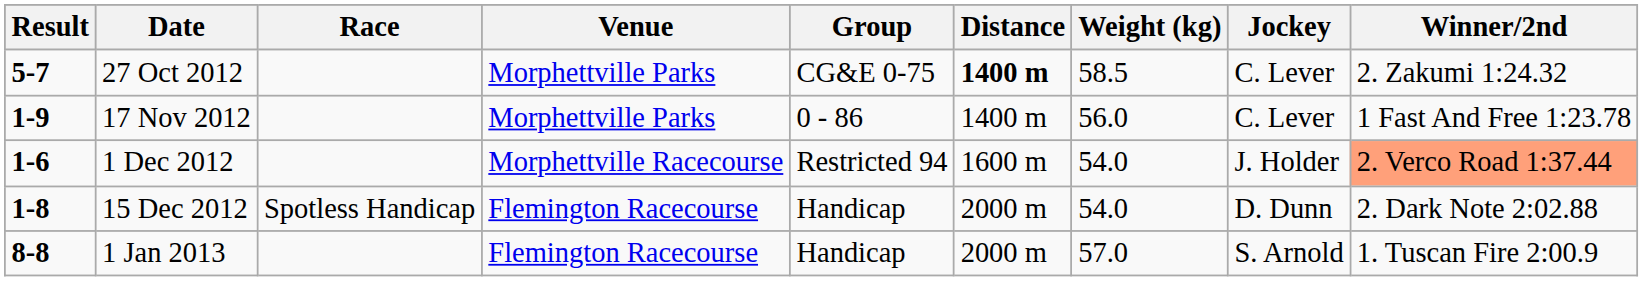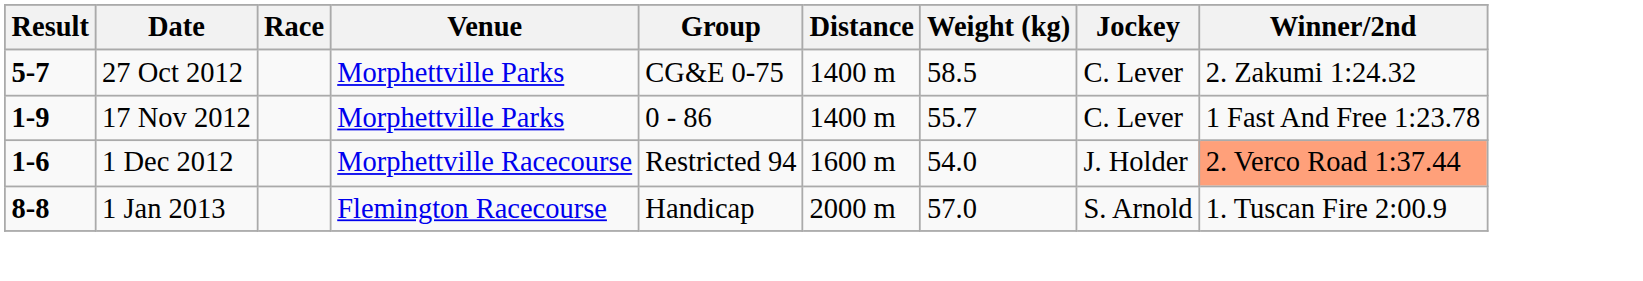(1005, 72) bold -> (853, 72) normal
(1103, 117) 56.0 -> (952, 117) 55.7
- row: (175, 207)
